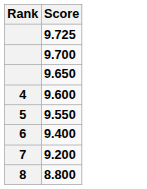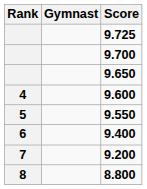+ column: (71, 14)
